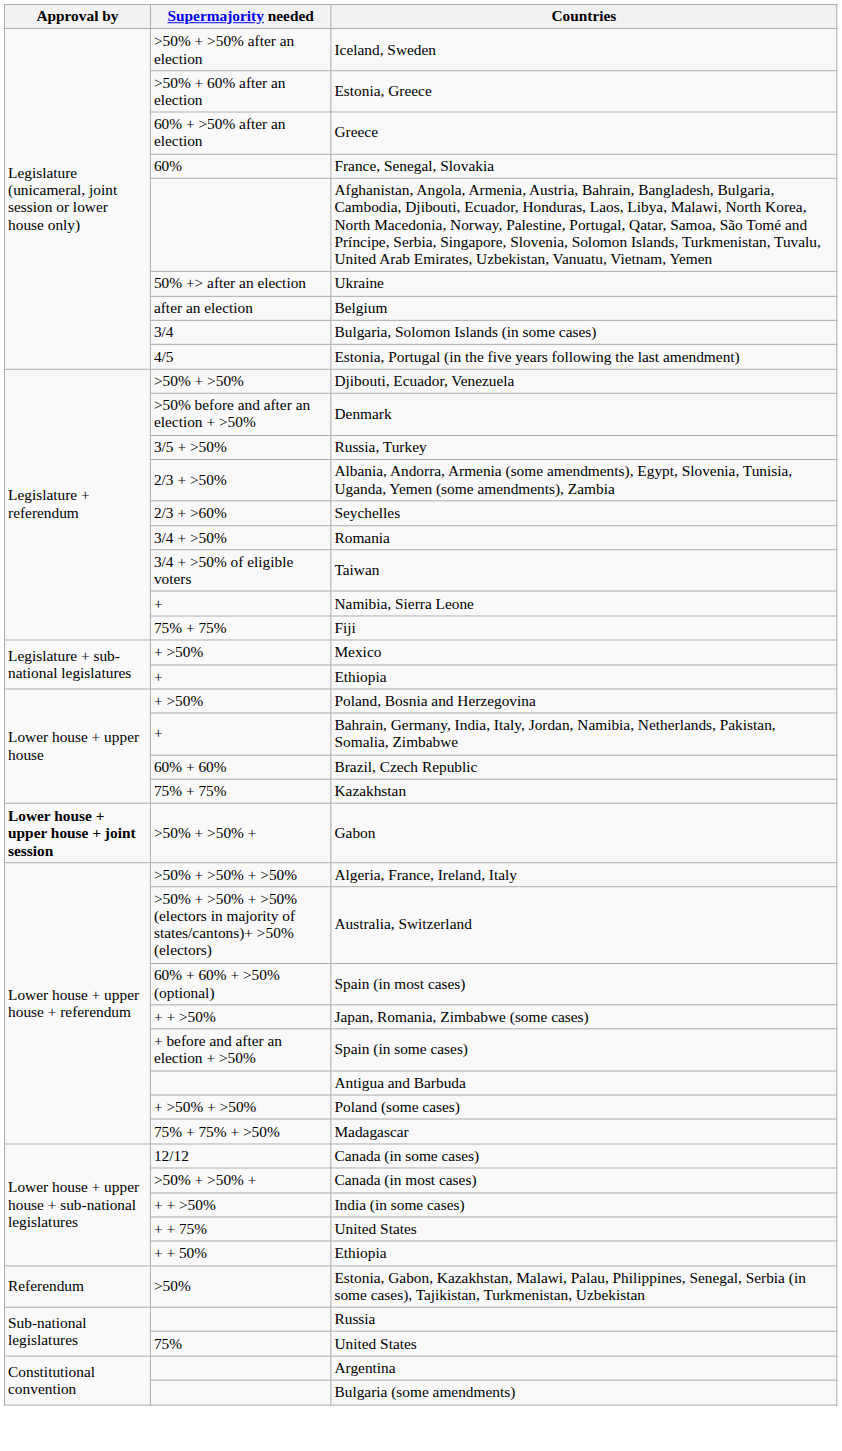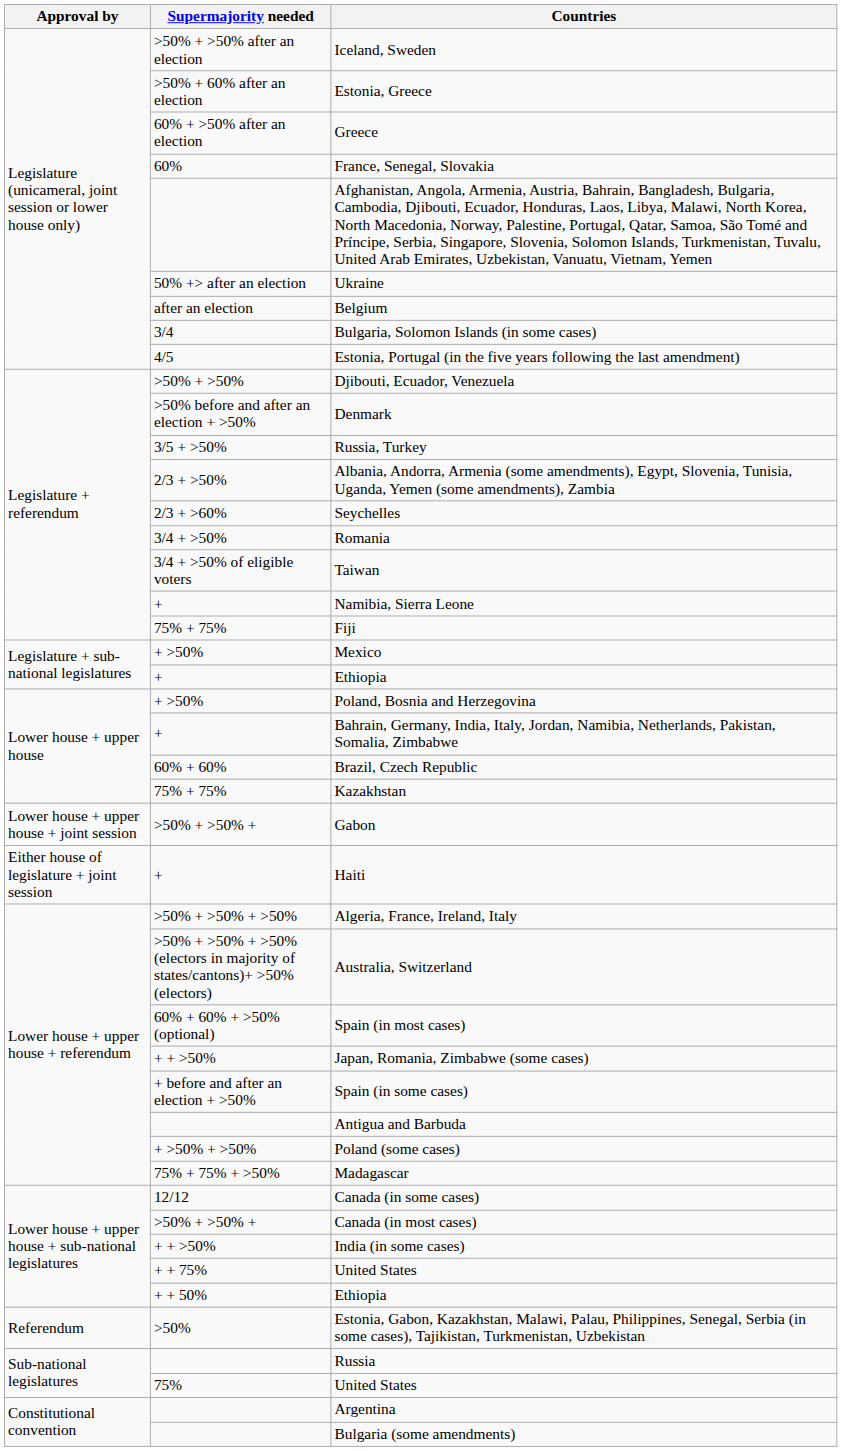(72, 833) bold -> (74, 824) normal
+ row: (158, 874)
